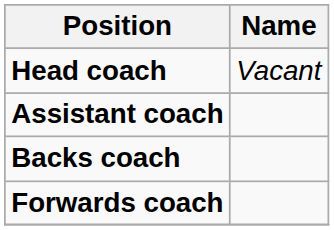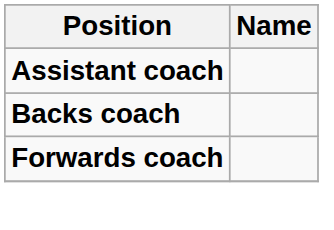- row: (89, 70)
